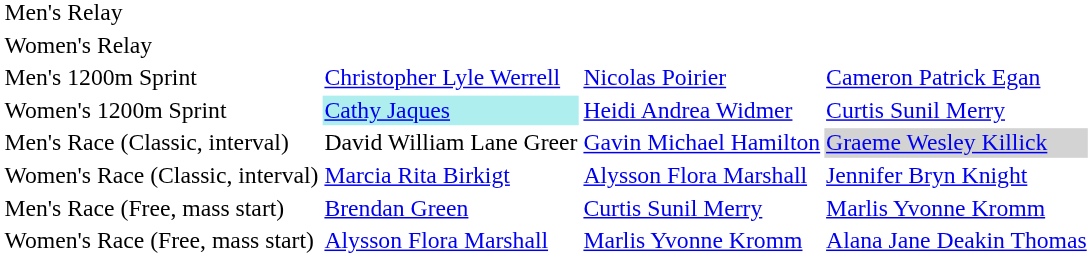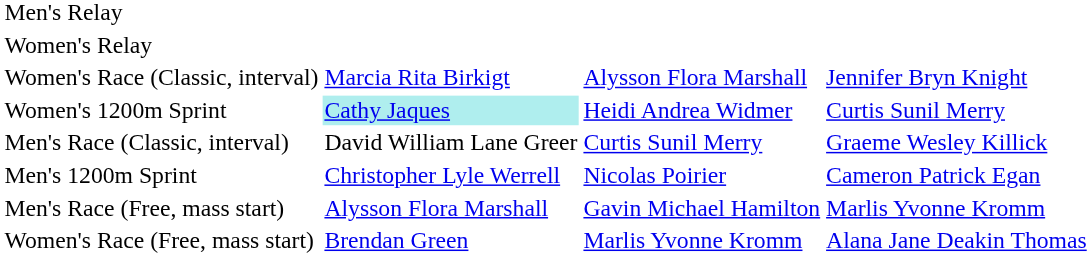rows swapped: (101, 77) <-> (161, 175)
(702, 142) Gavin Michael Hamilton -> (673, 142) Curtis Sunil Merry
(937, 142) lightgrey background -> (937, 142) no background
(396, 207) Brendan Green -> (436, 207) Alysson Flora Marshall
(673, 207) Curtis Sunil Merry -> (702, 207) Gavin Michael Hamilton
(436, 240) Alysson Flora Marshall -> (396, 240) Brendan Green
